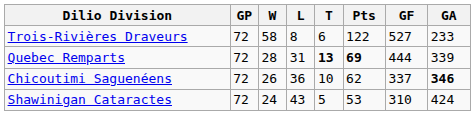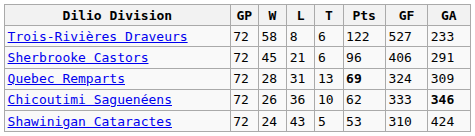+ row: (78, 57)
(326, 57) bold -> (326, 79) normal
(400, 57) 444 -> (400, 79) 324
(442, 57) 339 -> (442, 79) 309
(400, 79) 337 -> (400, 100) 333
